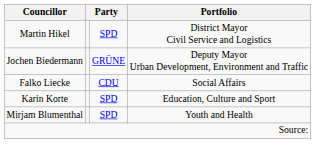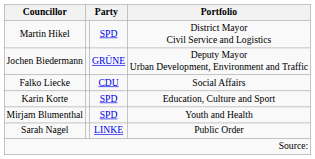+ row: (45, 131)
